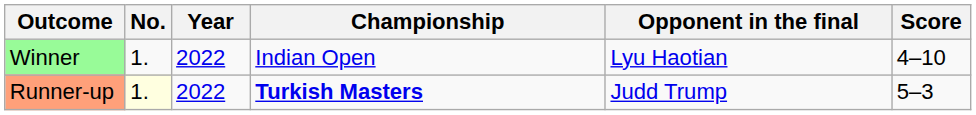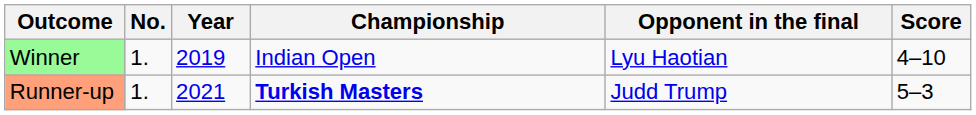(201, 57) 2022 -> (201, 57) 2019
(140, 92) lightyellow background -> (140, 92) no background
(201, 92) 2022 -> (201, 92) 2021
